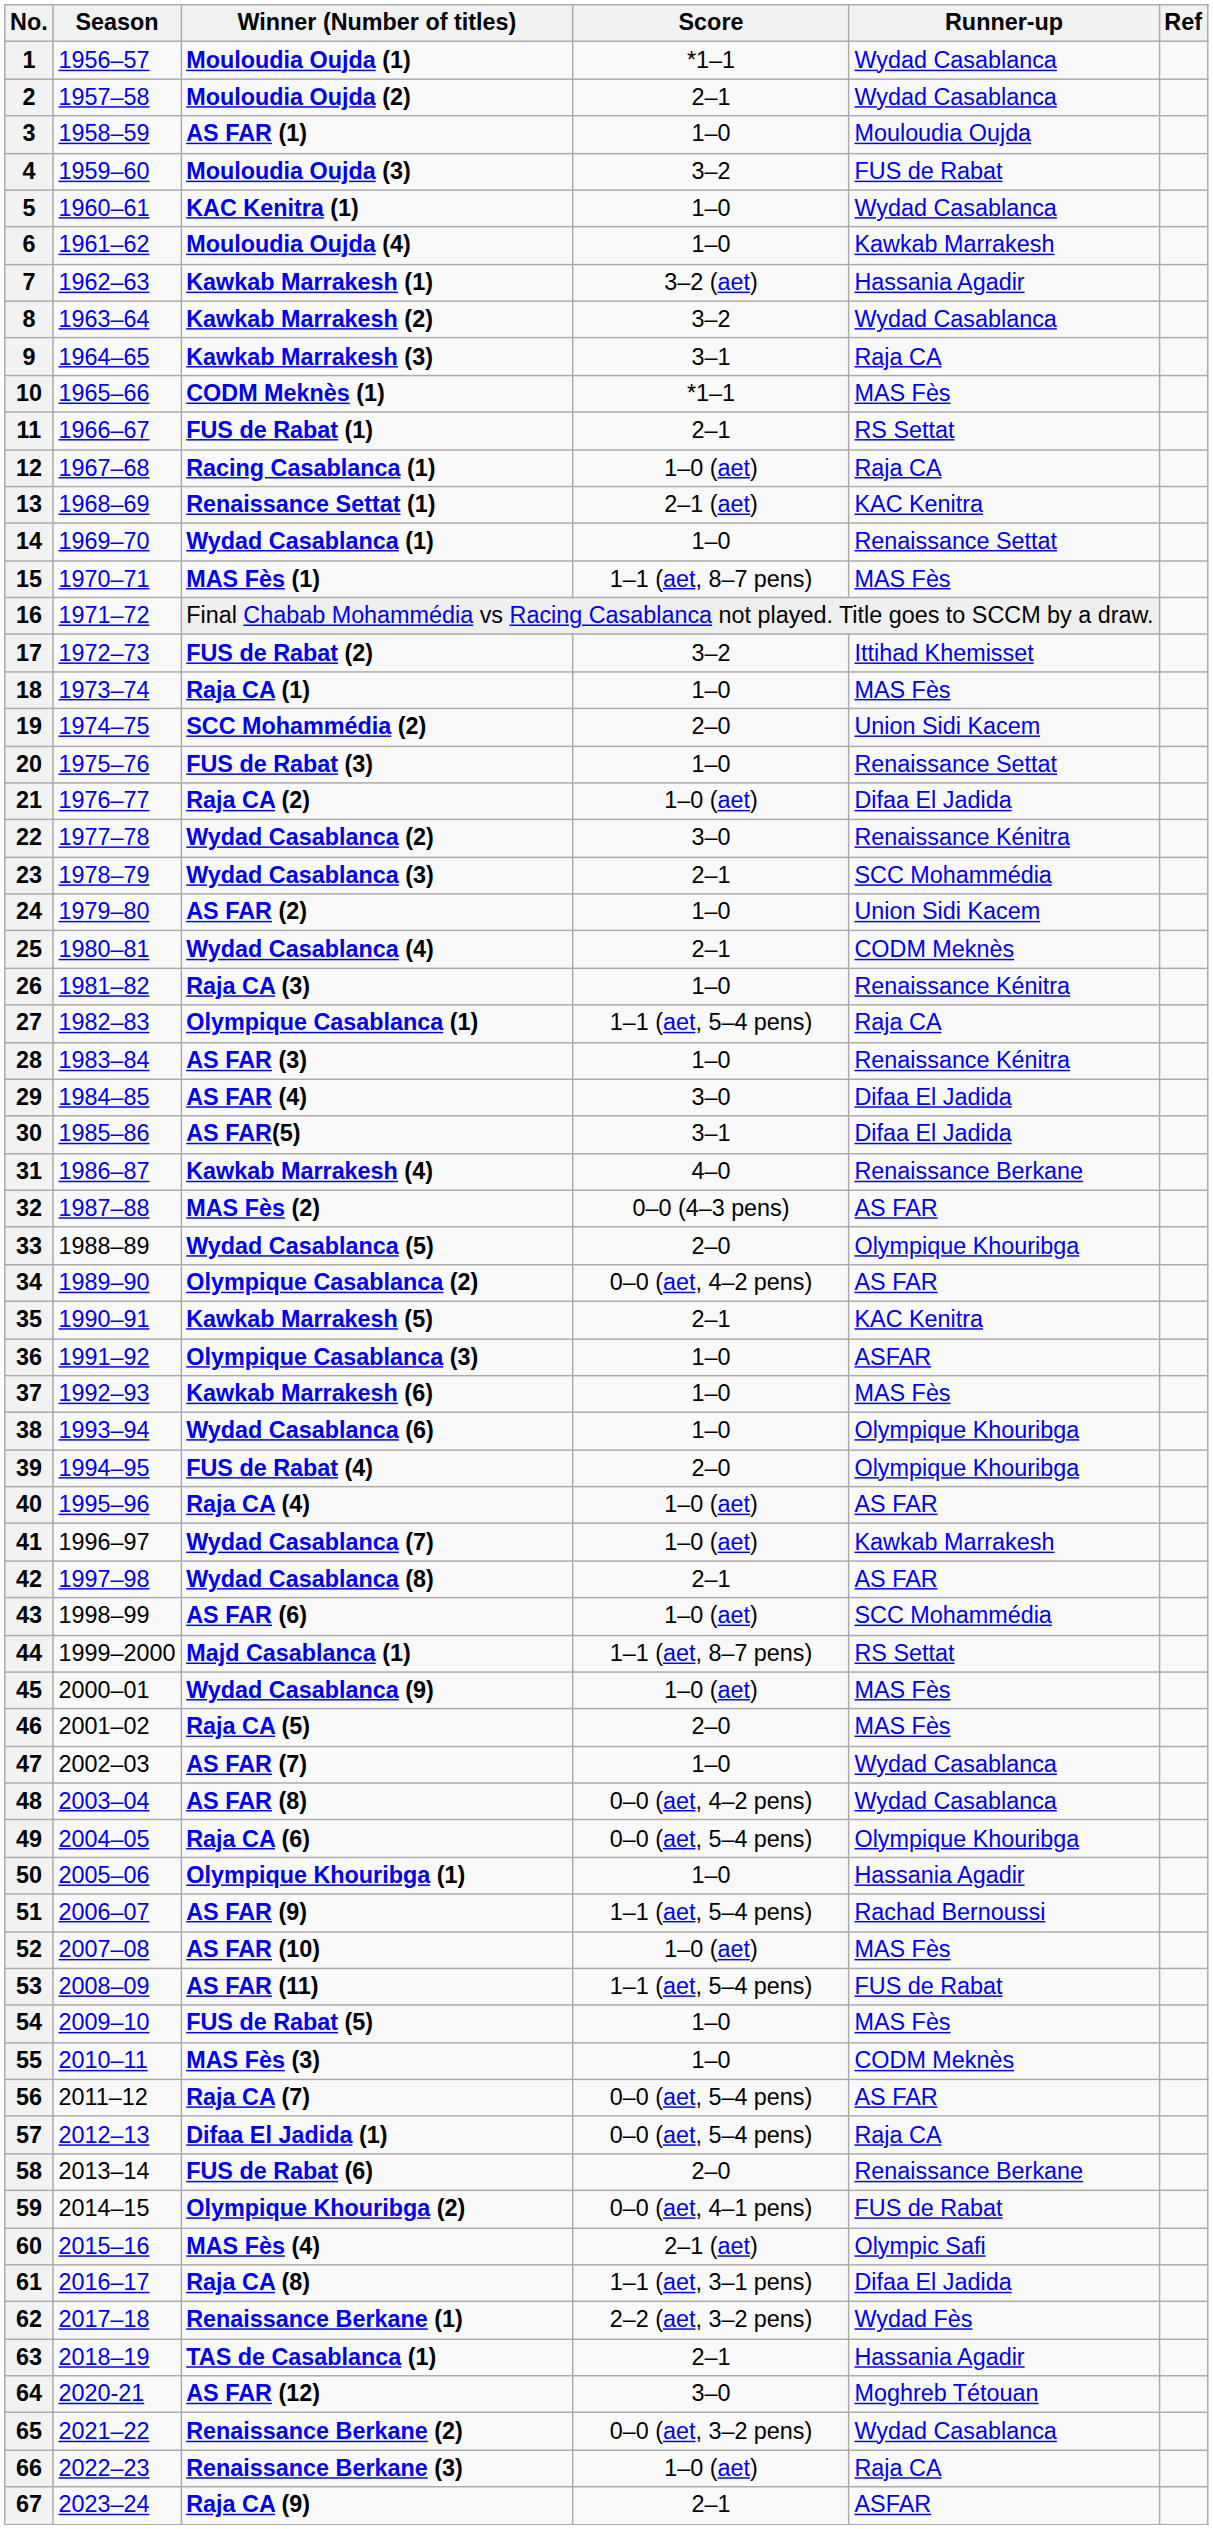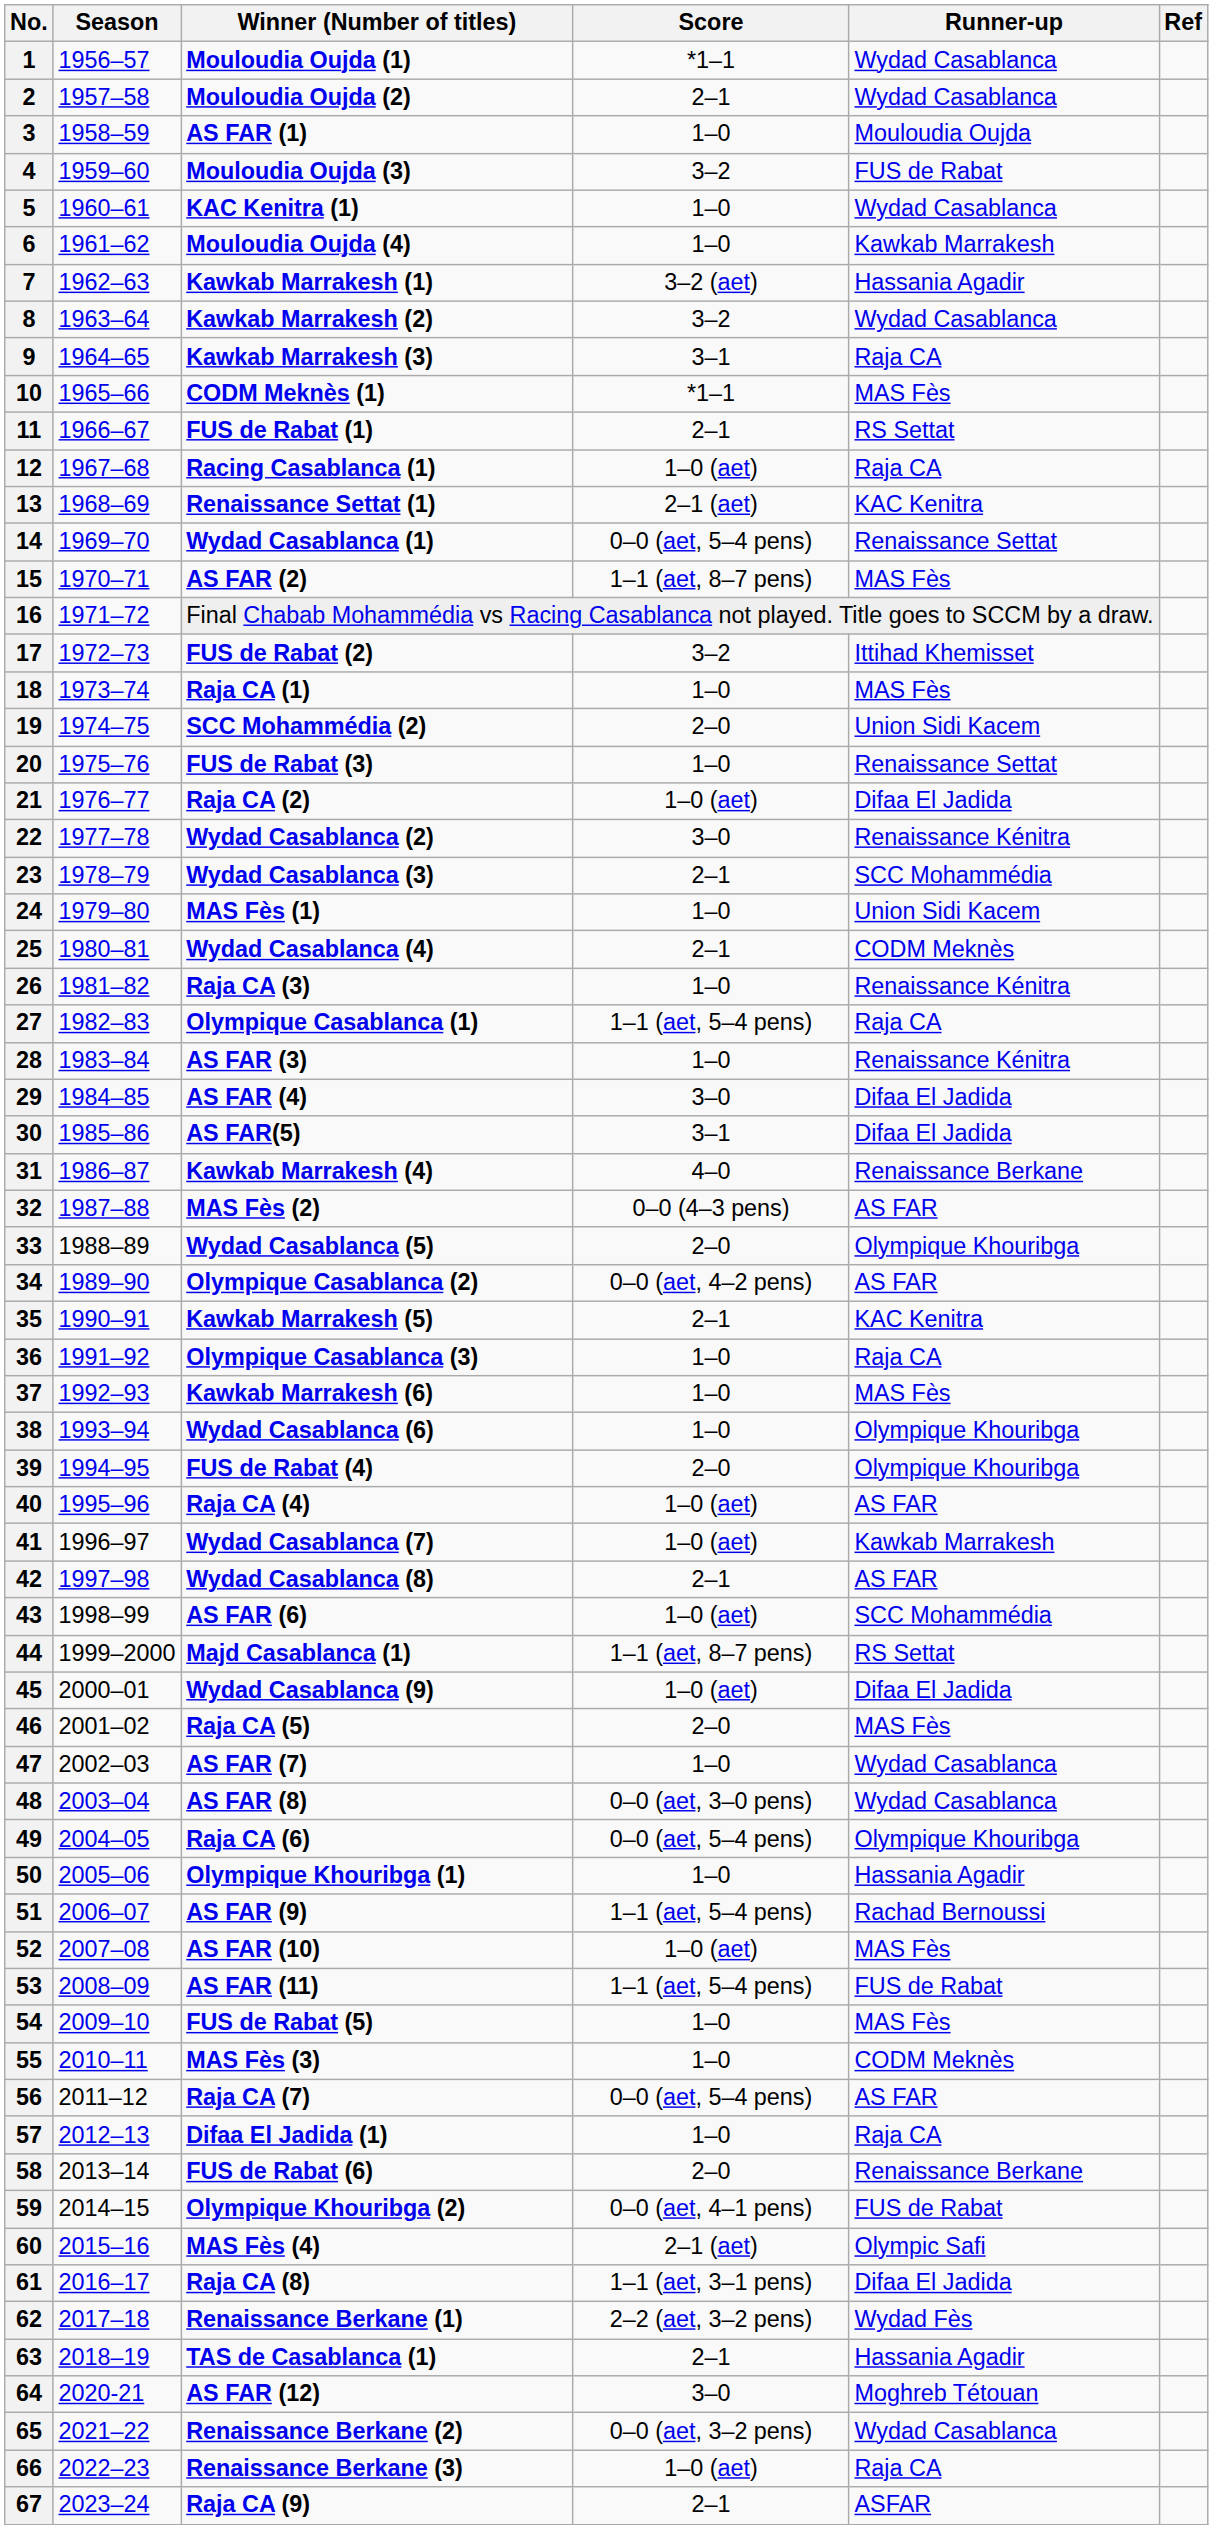(711, 541) 1–0 -> (711, 541) 0–0 (aet, 5–4 pens)
(253, 578) MAS Fès (1) -> (247, 578) AS FAR (2)
(247, 912) AS FAR (2) -> (253, 912) MAS Fès (1)
(893, 1356) ASFAR -> (898, 1356) Raja CA
(903, 1690) MAS Fès -> (933, 1690) Difaa El Jadida
(711, 1801) 0–0 (aet, 4–2 pens) -> (711, 1801) 0–0 (aet, 3–0 pens)
(711, 2134) 0–0 (aet, 5–4 pens) -> (711, 2134) 1–0
